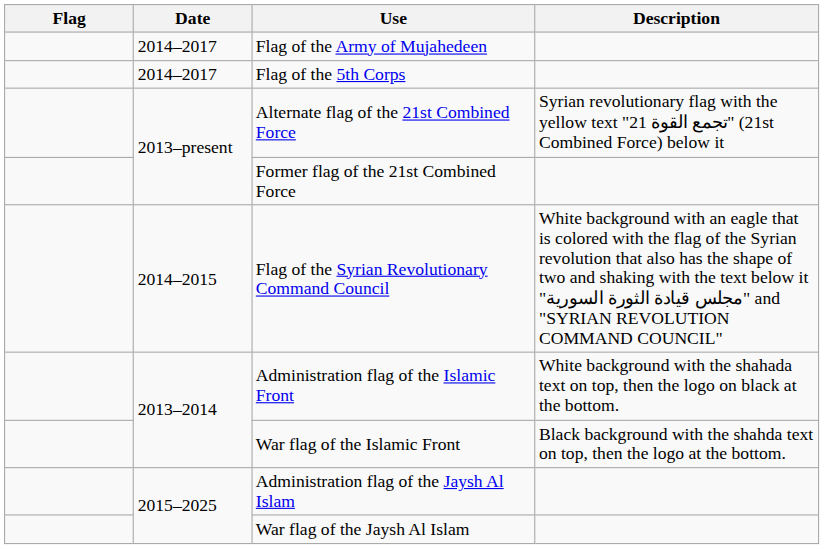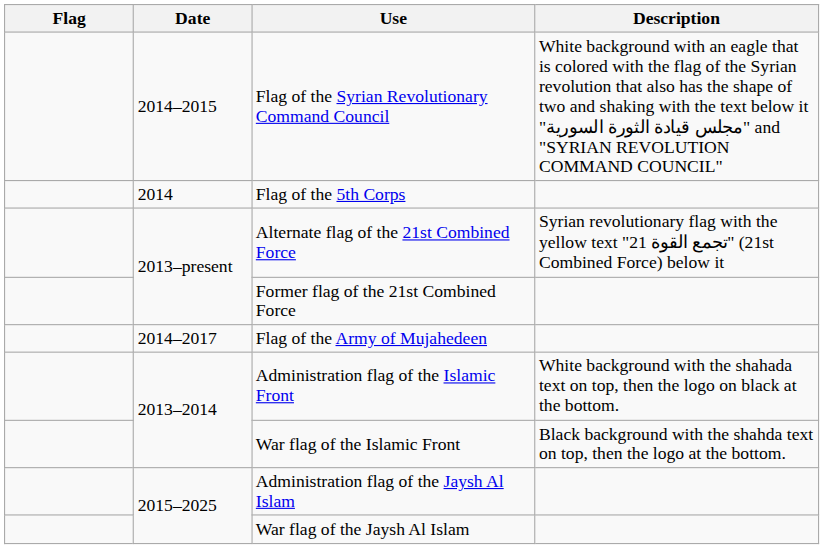rows swapped: (372, 278) <-> (371, 46)
(177, 74) 2014–2017 -> (155, 194) 2014
